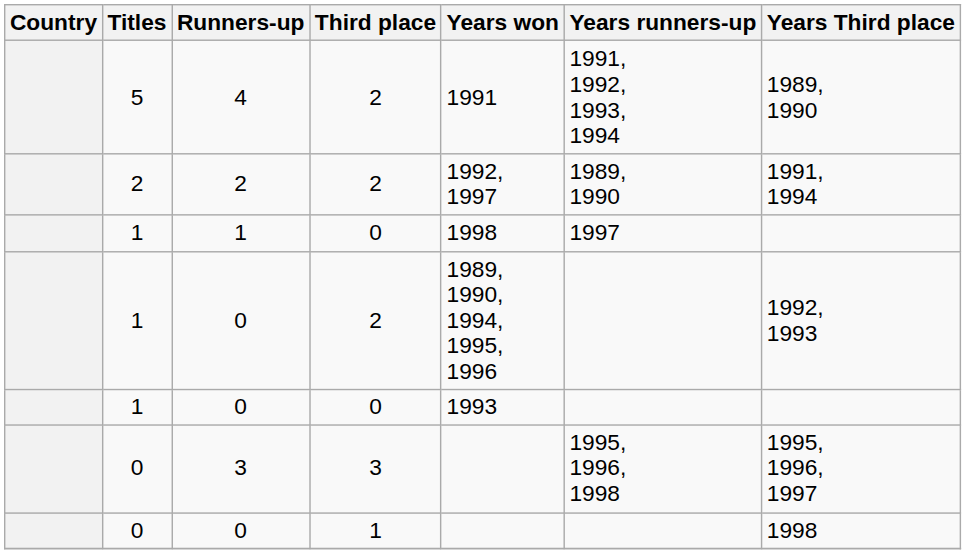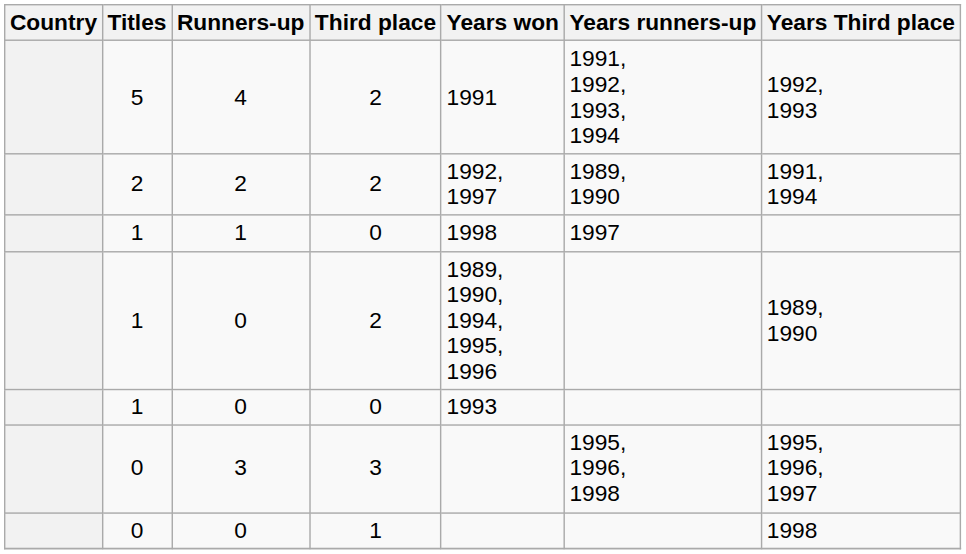(795, 96) 1989, 1990 -> (795, 96) 1992, 1993
(795, 320) 1992, 1993 -> (795, 320) 1989, 1990
